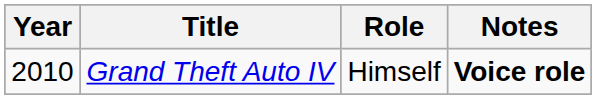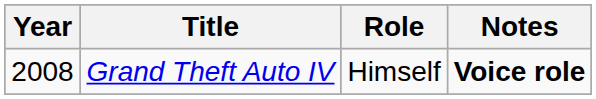(42, 71) 2010 -> (42, 71) 2008
